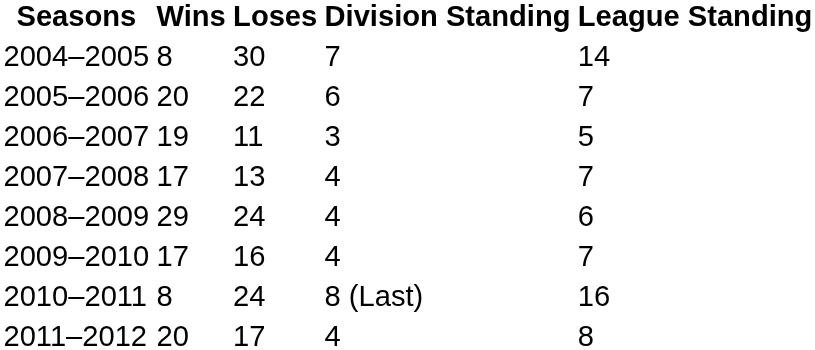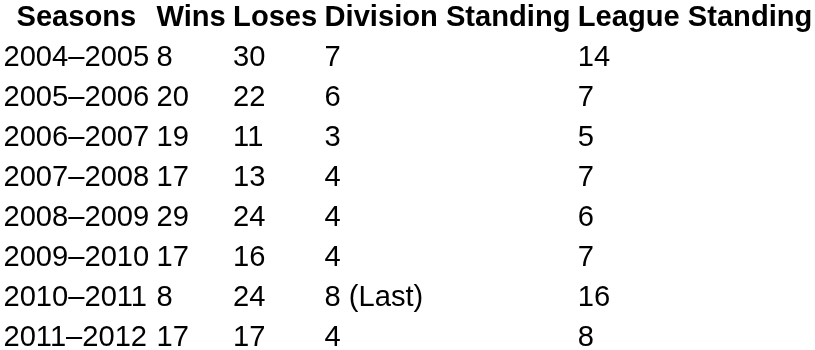(173, 336) 20 -> (173, 336) 17
